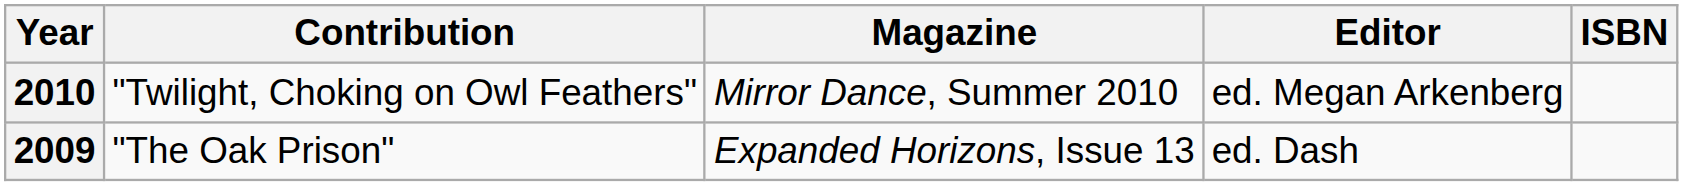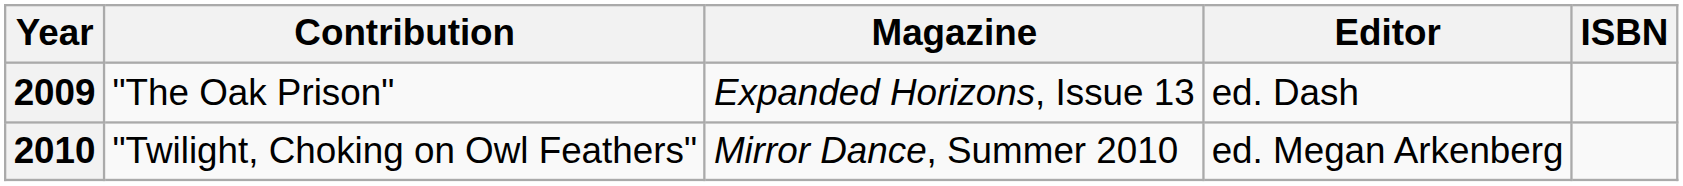rows swapped: (55, 150) <-> (55, 92)
